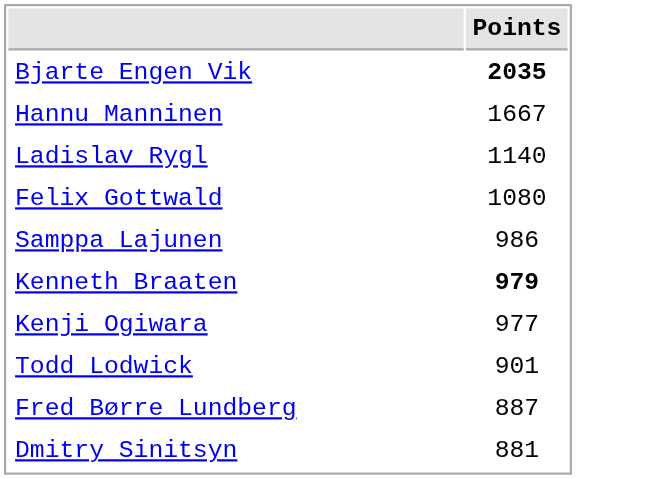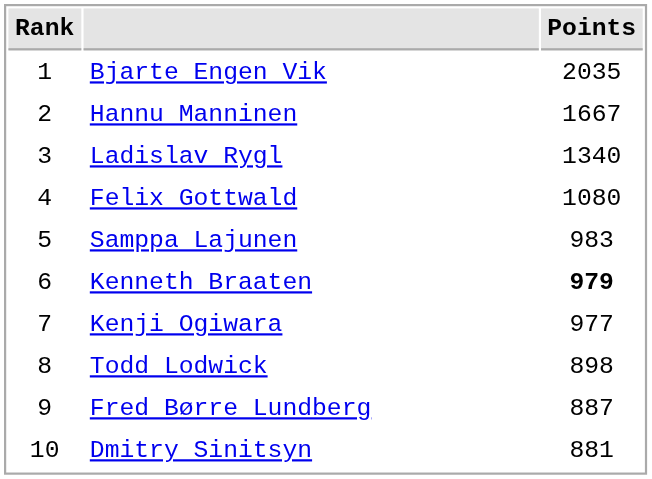+ column: (45, 28)
(517, 73) bold -> (592, 73) normal
(517, 156) 1140 -> (592, 156) 1340
(517, 240) 986 -> (592, 240) 983
(517, 366) 901 -> (592, 366) 898
